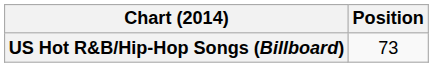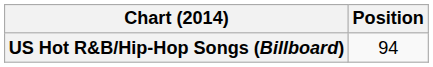(388, 47) 73 -> (388, 47) 94
